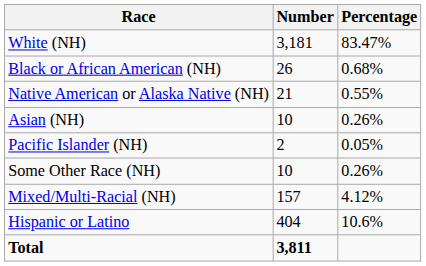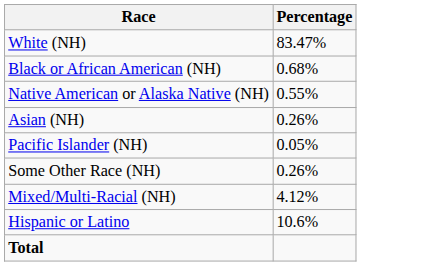- column: (305, 17)
